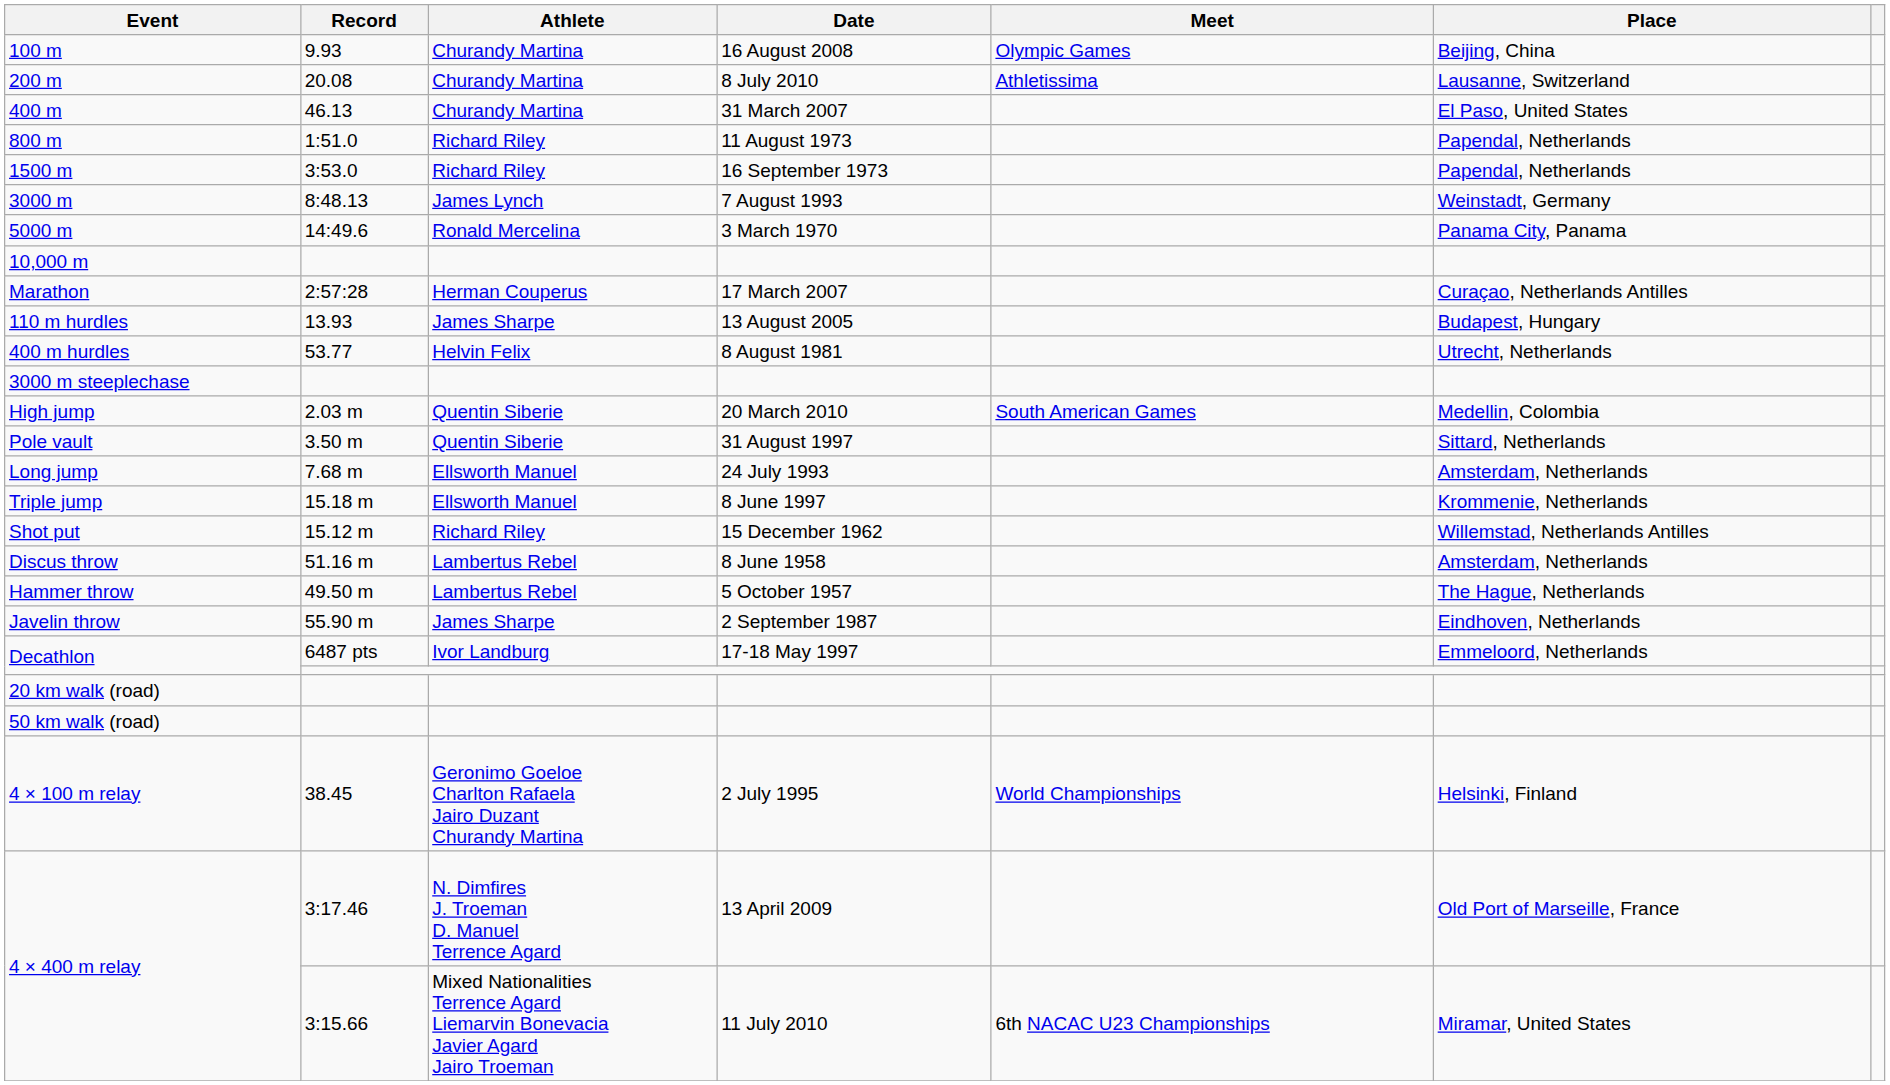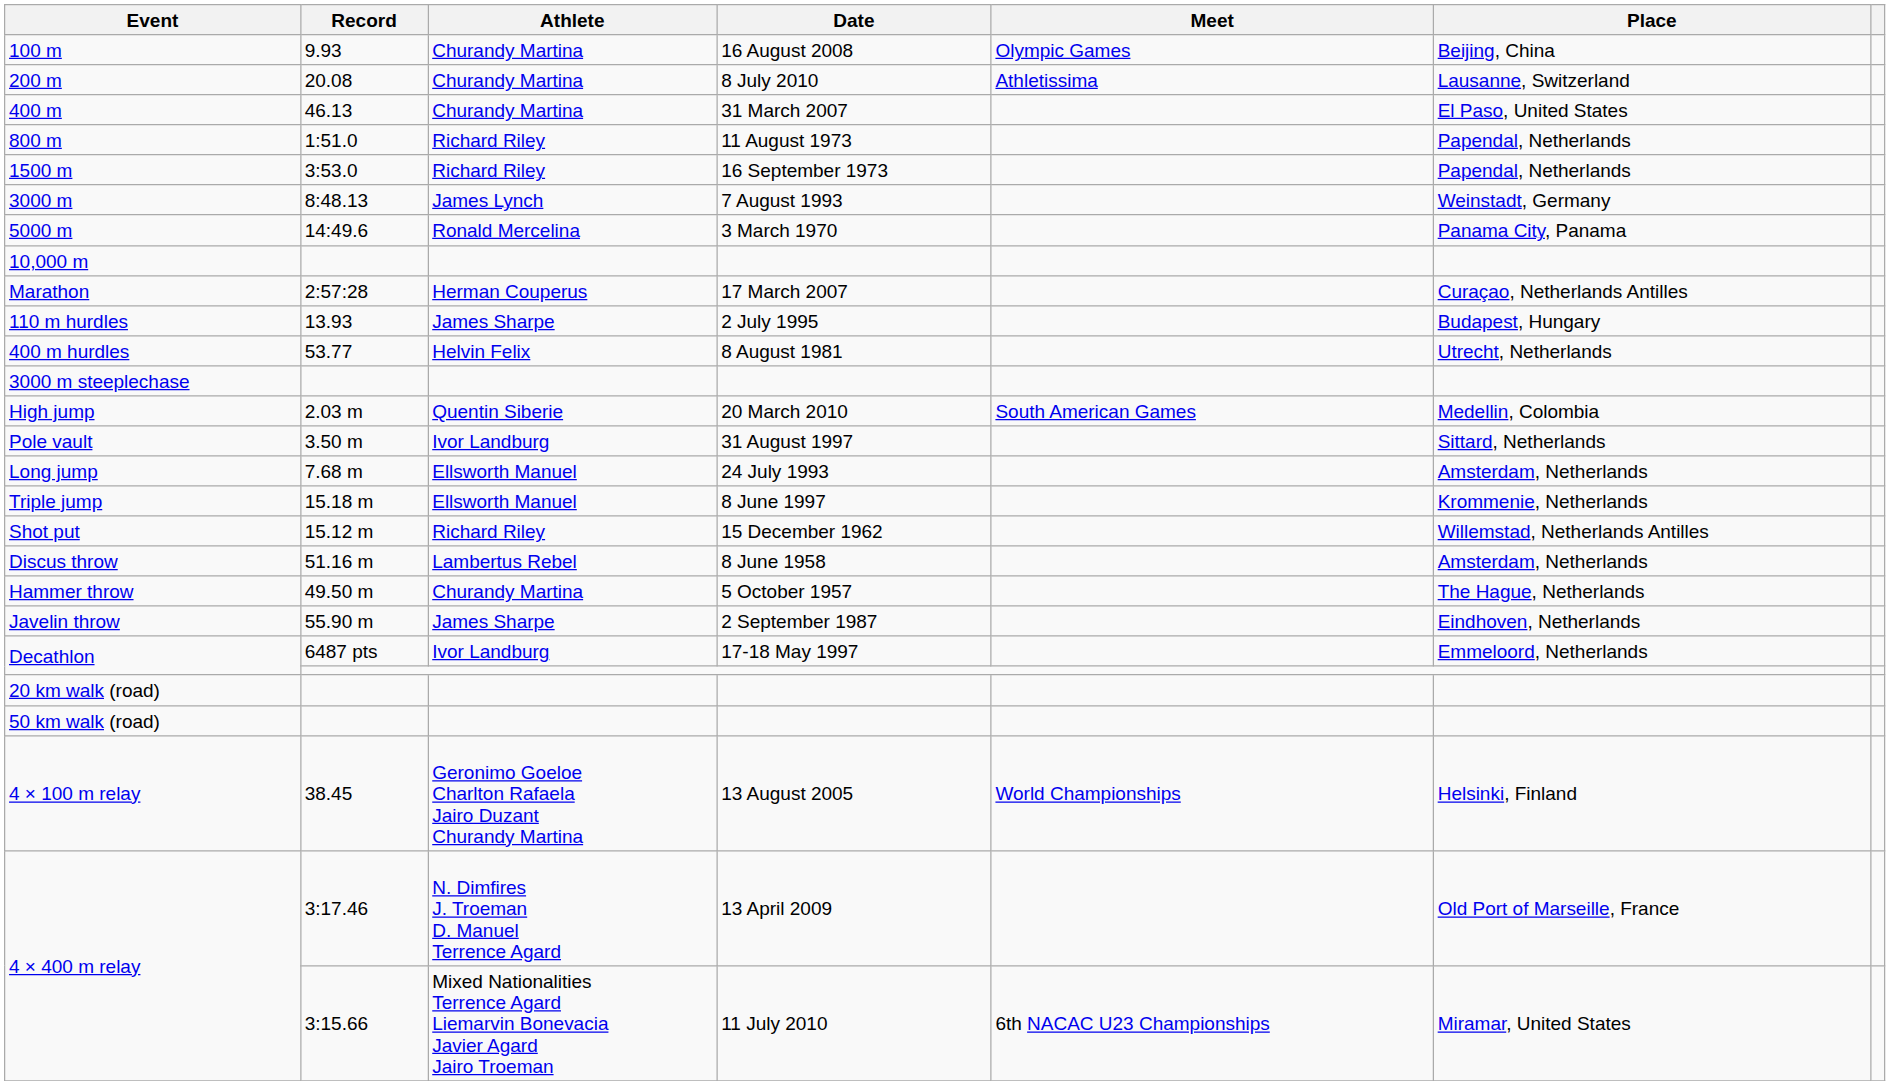(787, 321) 13 August 2005 -> (770, 321) 2 July 1995
(498, 441) Quentin Siberie -> (491, 441) Ivor Landburg
(505, 591) Lambertus Rebel -> (508, 591) Churandy Martina
(770, 793) 2 July 1995 -> (787, 793) 13 August 2005
